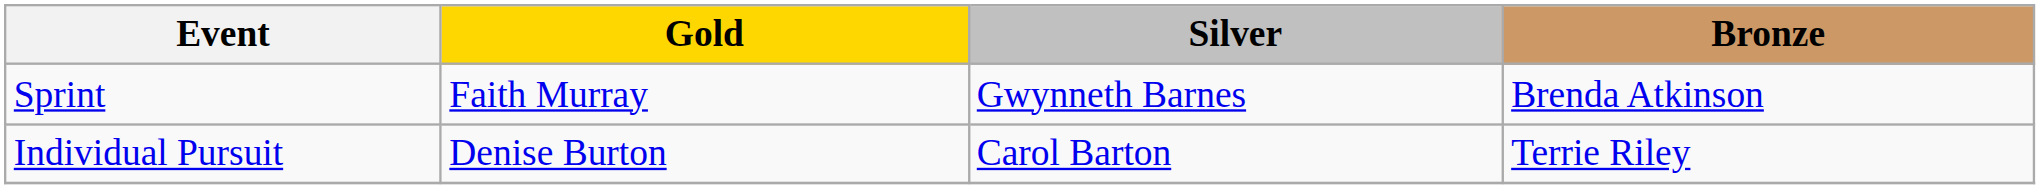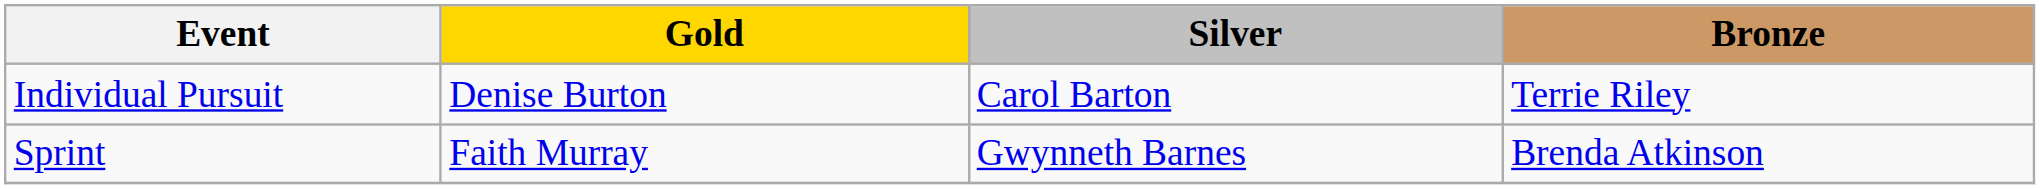rows swapped: (60, 93) <-> (148, 152)
